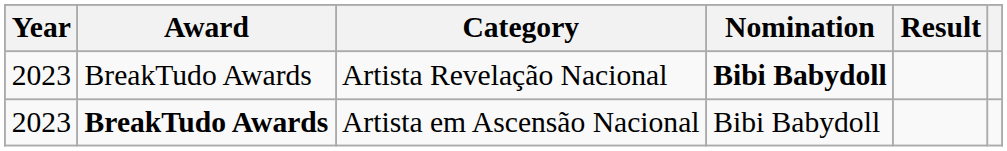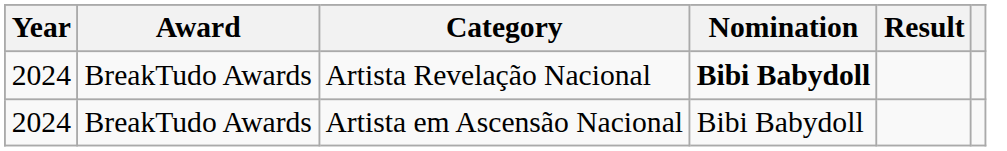(41, 74) 2023 -> (41, 74) 2024
(41, 121) 2023 -> (41, 121) 2024
(206, 121) bold -> (198, 121) normal
